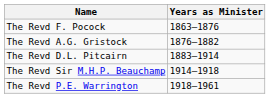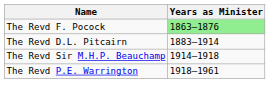(194, 27) no background -> (194, 27) lightgreen background
- row: (67, 41)
